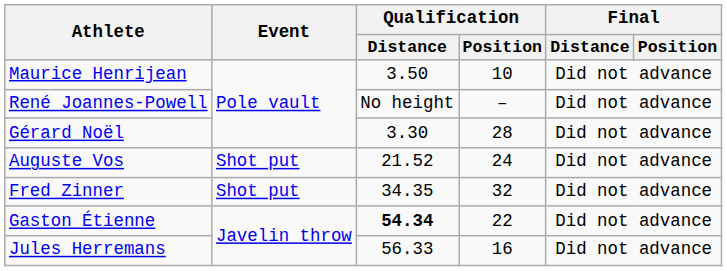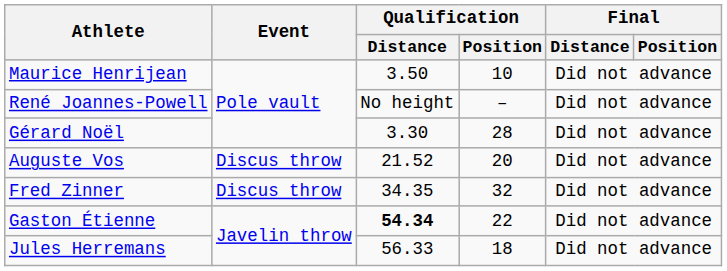(258, 162) Shot put -> (279, 162) Discus throw
(502, 162) 24 -> (502, 162) 20
(258, 191) Shot put -> (279, 191) Discus throw
(502, 250) 16 -> (502, 250) 18
